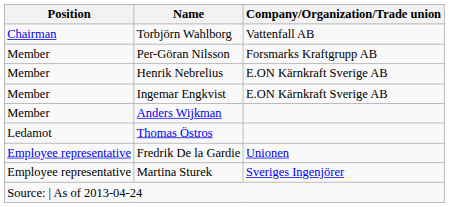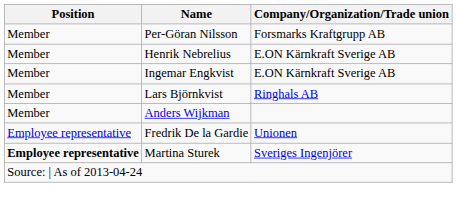- row: (184, 34)
+ row: (184, 93)
- row: (175, 133)
(69, 172) normal -> (73, 152) bold
